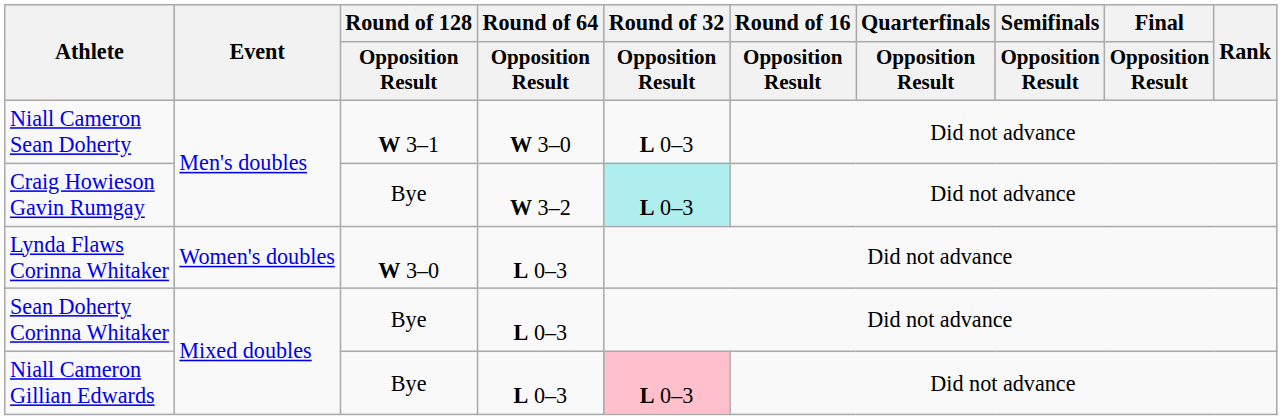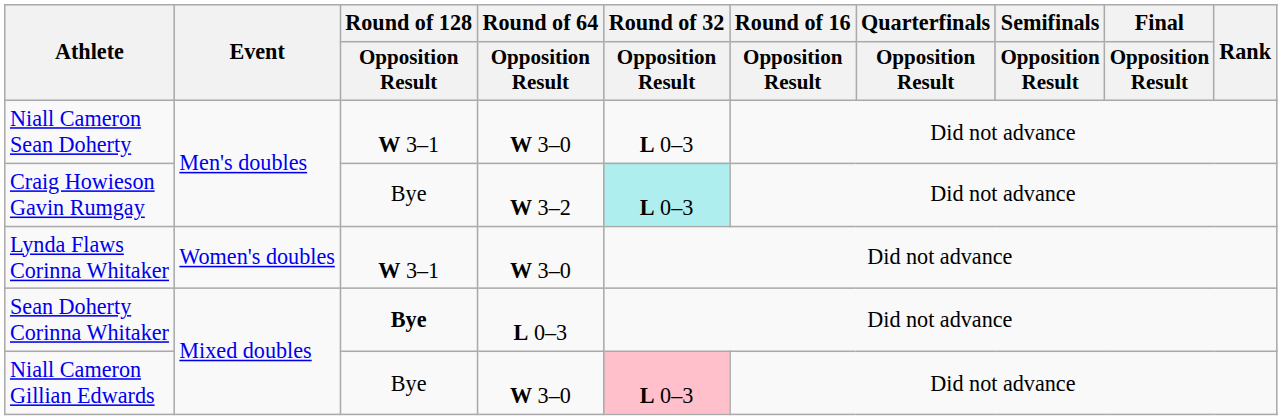(409, 270) W 3–0 -> (409, 270) W 3–1
(540, 270) L 0–3 -> (540, 270) W 3–0
(409, 320) normal -> (409, 320) bold
(540, 396) L 0–3 -> (540, 396) W 3–0
